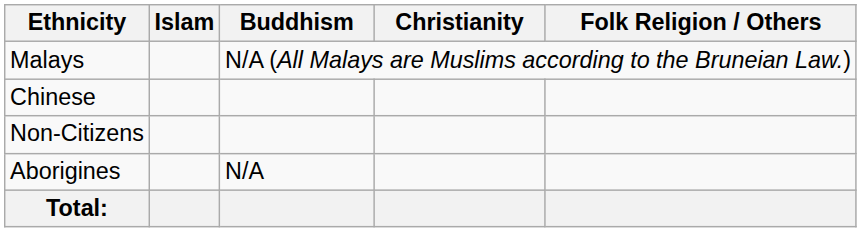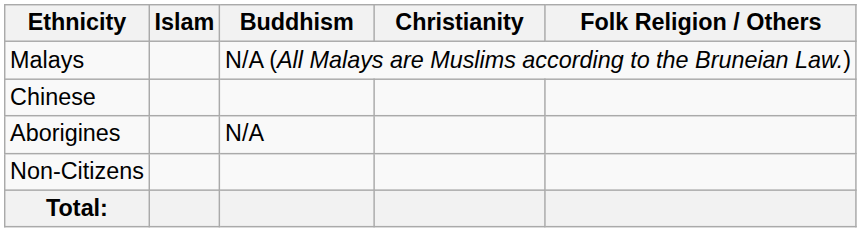rows swapped: (65, 171) <-> (77, 134)
